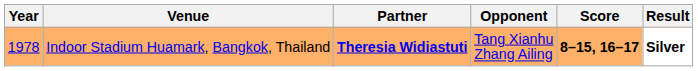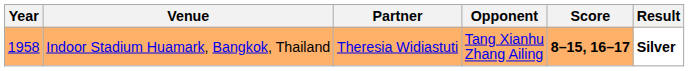(24, 47) 1978 -> (24, 47) 1958
(402, 47) bold -> (398, 47) normal
